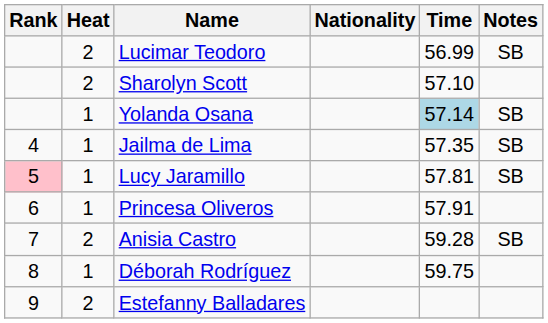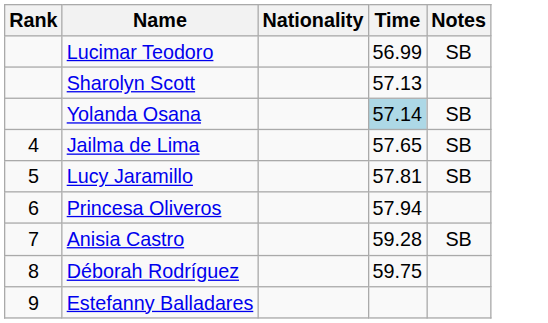- column: (88, 20)
(449, 83) 57.10 -> (397, 83) 57.13
(449, 146) 57.35 -> (397, 146) 57.65
(33, 177) pink background -> (33, 177) no background
(449, 208) 57.91 -> (397, 208) 57.94
